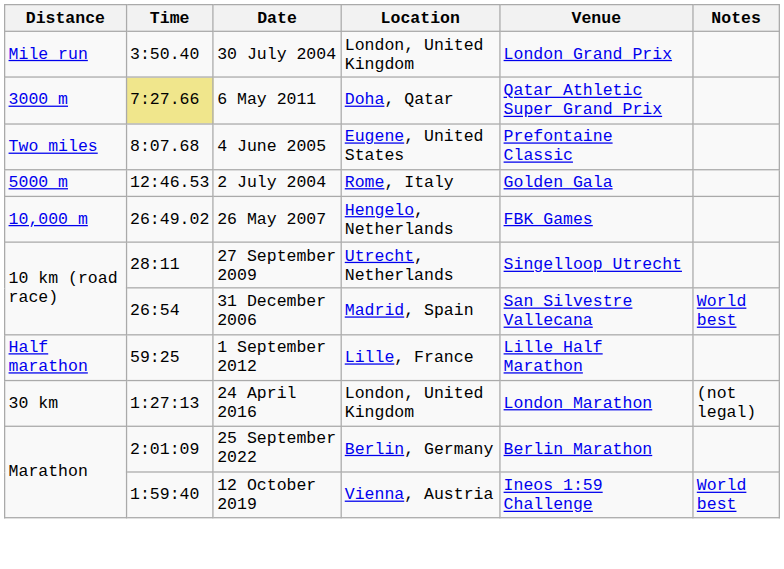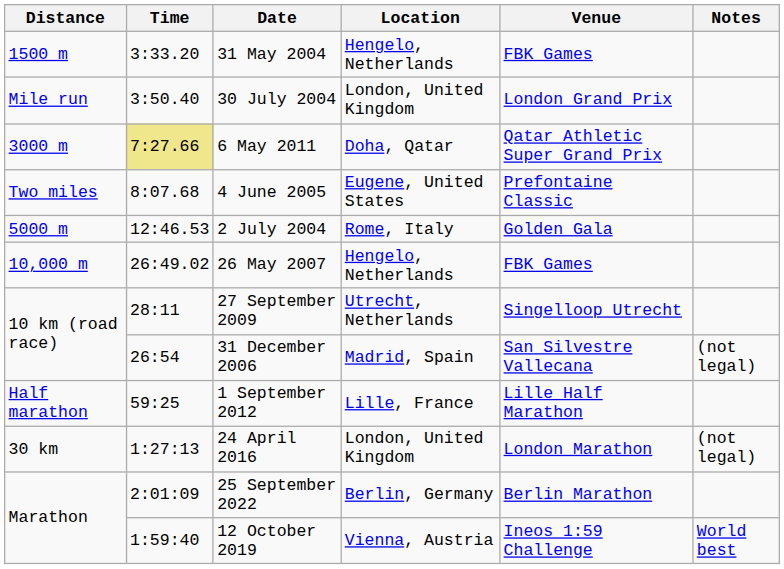+ row: (272, 55)
(722, 311) World best -> (727, 357) (not legal)
